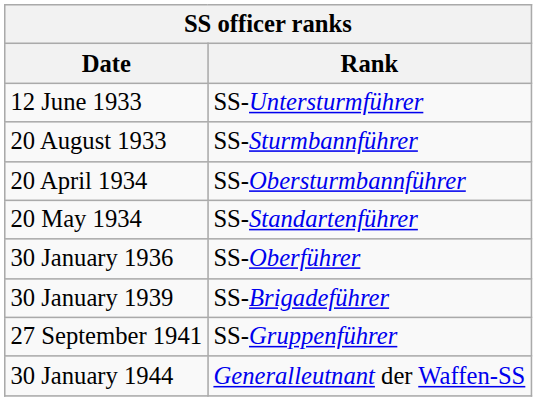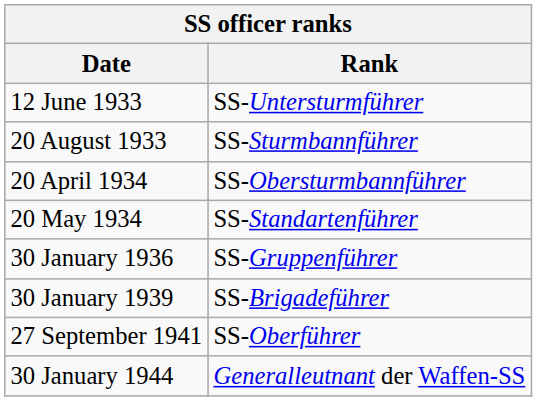(287, 258) SS-Oberführer -> (305, 258) SS-Gruppenführer
(305, 336) SS-Gruppenführer -> (287, 336) SS-Oberführer
